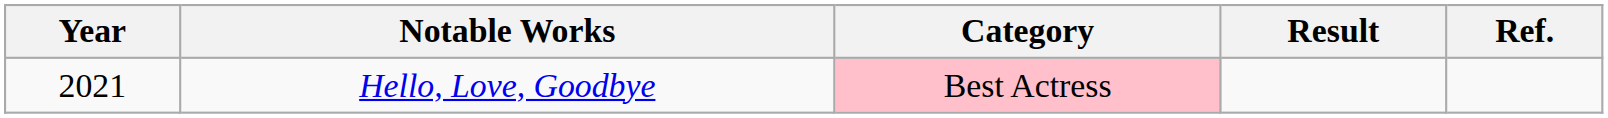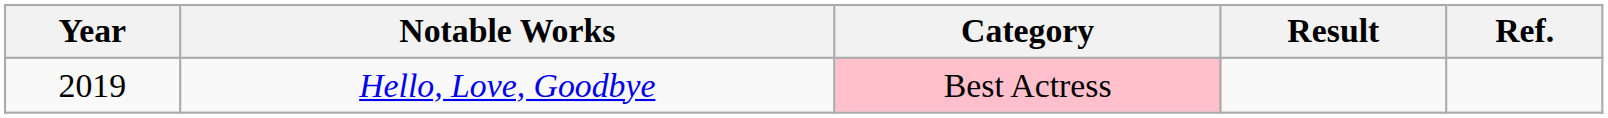(92, 84) 2021 -> (92, 84) 2019
